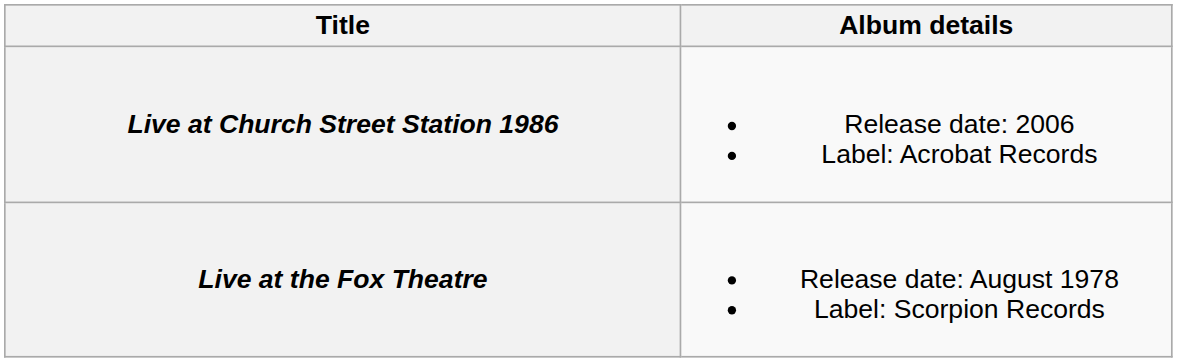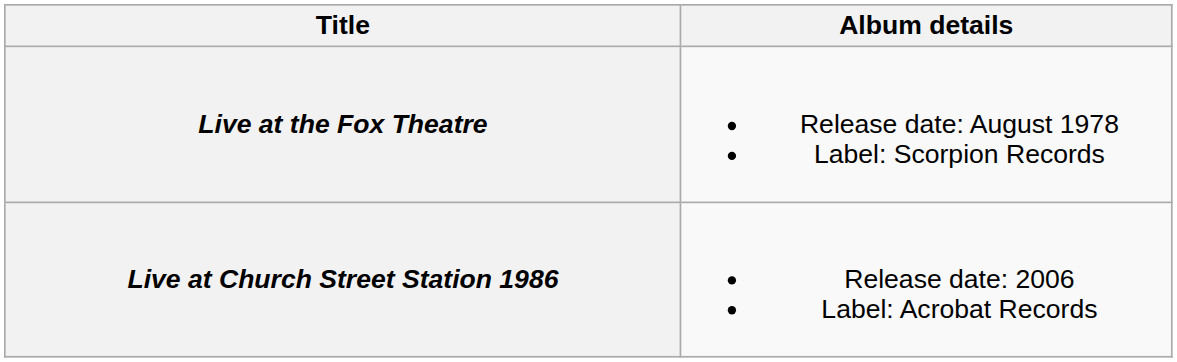rows swapped: (343, 279) <-> (343, 124)
